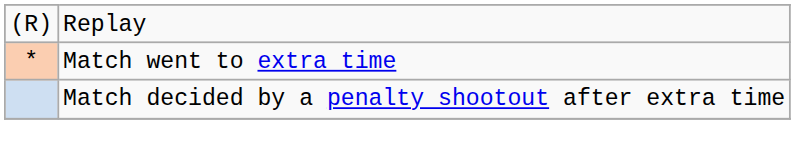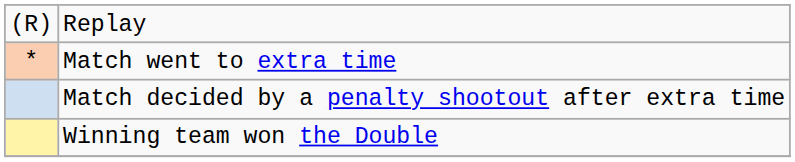+ row: (251, 137)
